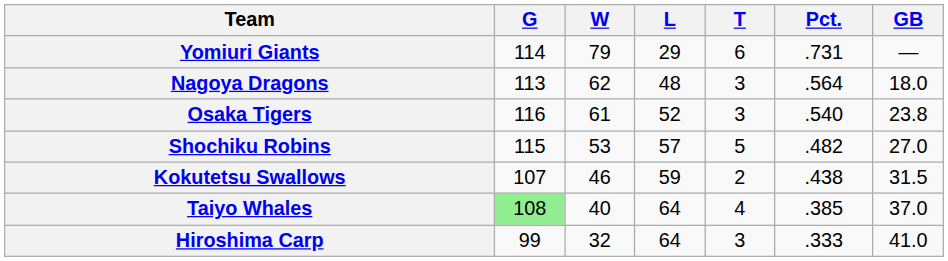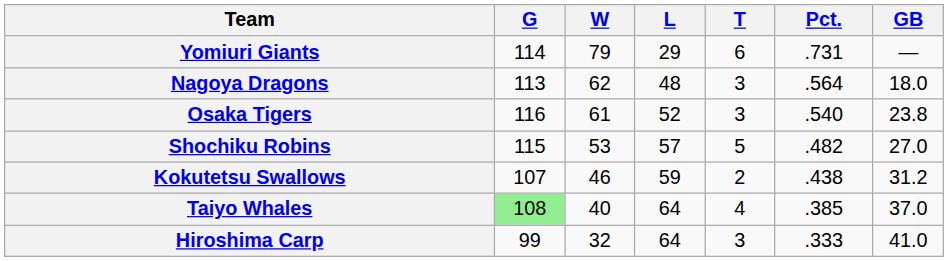(908, 177) 31.5 -> (908, 177) 31.2
